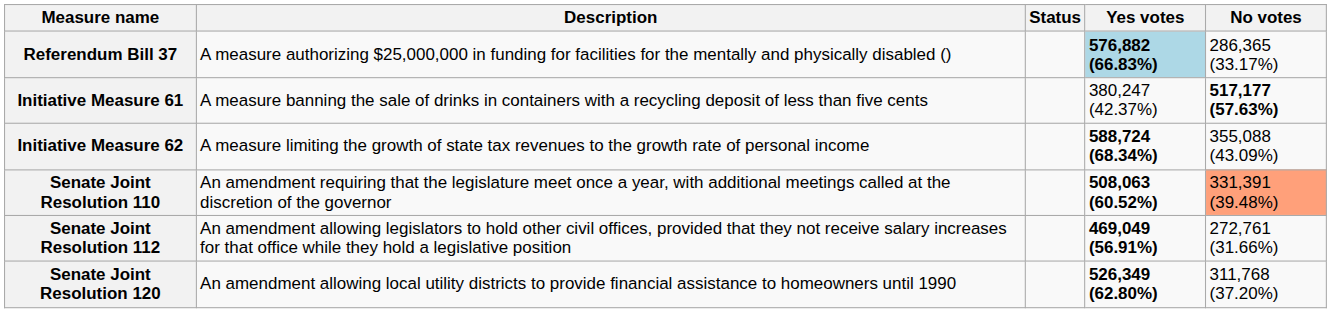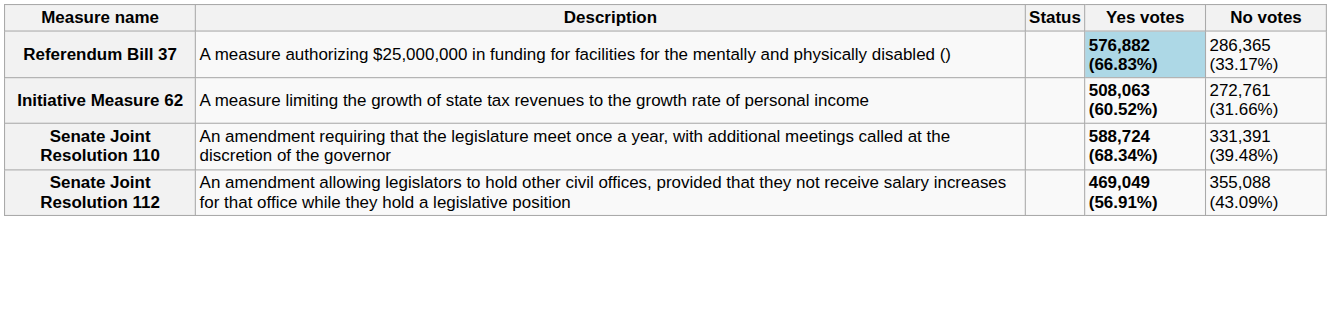- row: (100, 100)
(1123, 146) 588,724 (68.34%) -> (1123, 100) 508,063 (60.52%)
(1244, 146) 355,088 (43.09%) -> (1244, 100) 272,761 (31.66%)
(1123, 192) 508,063 (60.52%) -> (1123, 146) 588,724 (68.34%)
(1244, 192) lightsalmon background -> (1244, 146) no background
(1244, 238) 272,761 (31.66%) -> (1244, 192) 355,088 (43.09%)
- row: (100, 284)
